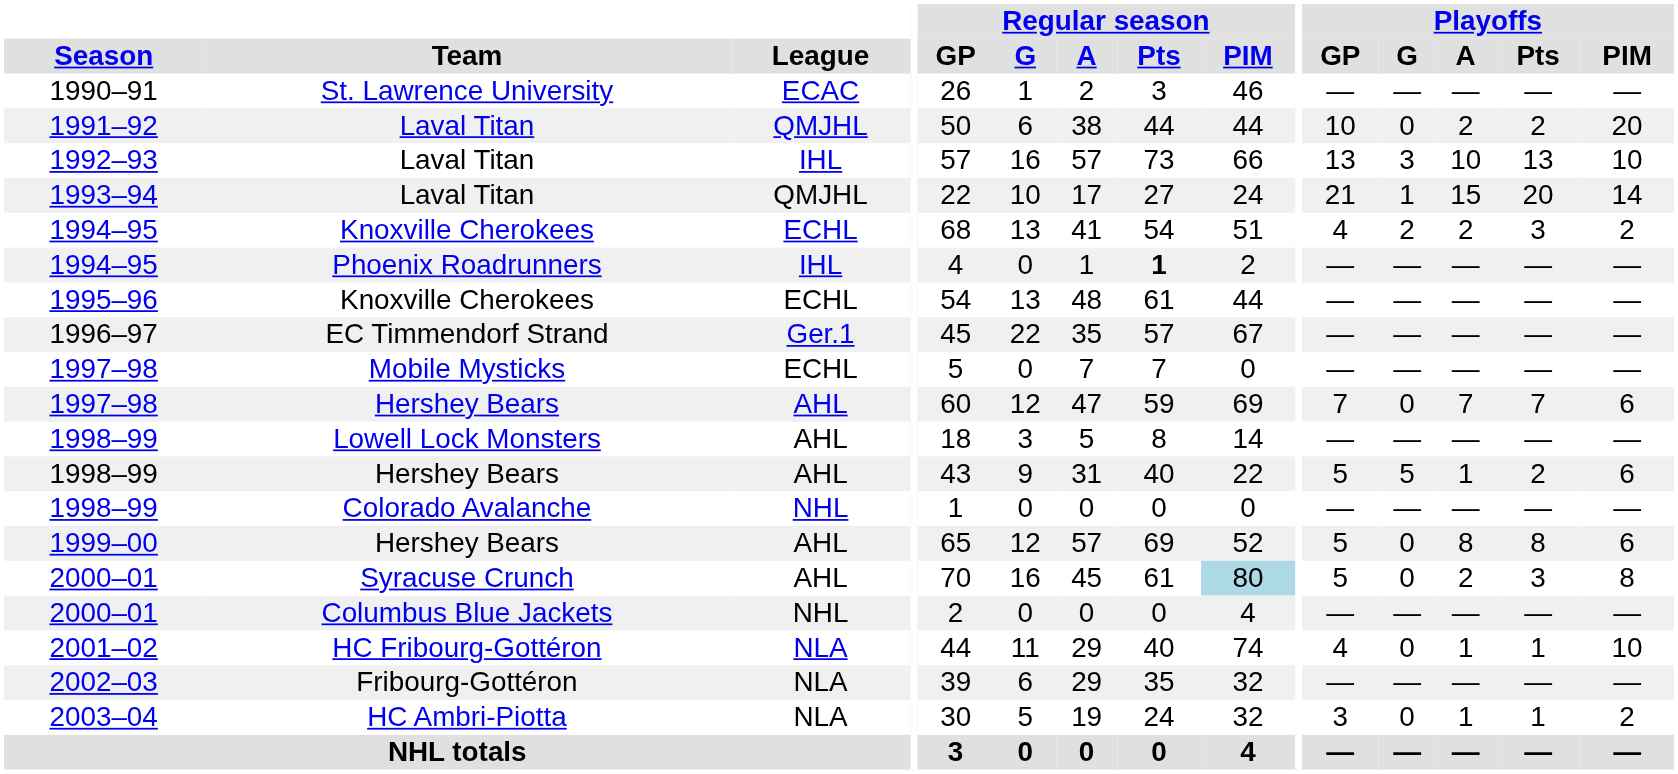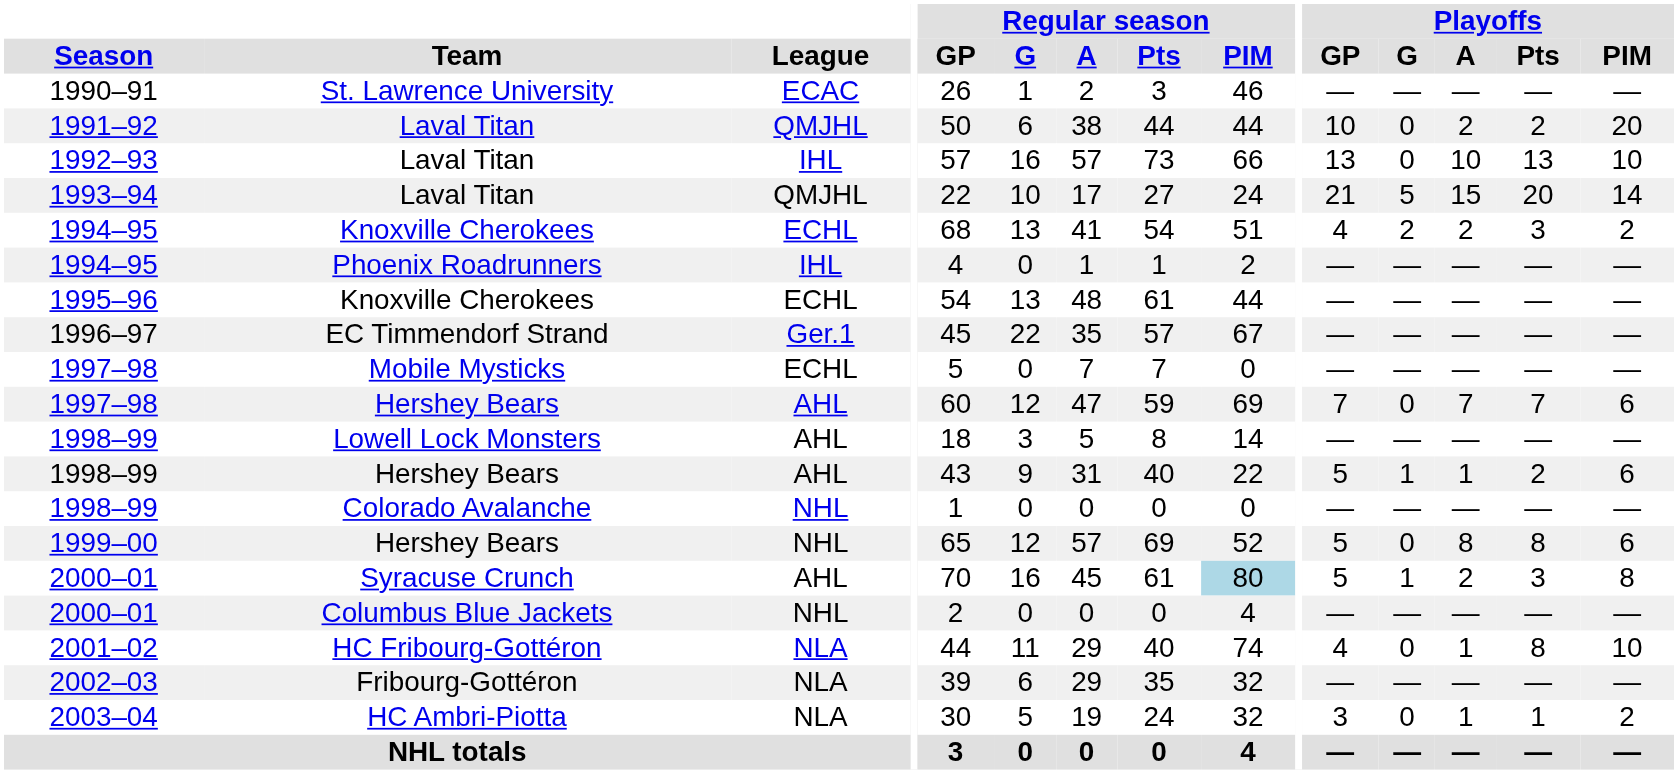(1407, 160) 3 -> (1407, 160) 0
(1407, 195) 1 -> (1407, 195) 5
(1159, 264) bold -> (1159, 264) normal
(1407, 473) 5 -> (1407, 473) 1
(821, 543) AHL -> (821, 543) NHL
(1407, 577) 0 -> (1407, 577) 1
(1538, 647) 1 -> (1538, 647) 8
